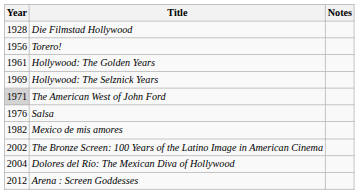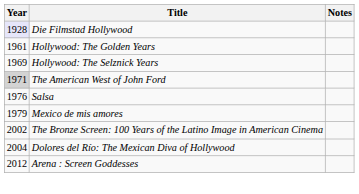(17, 29) no background -> (17, 29) lavender background
- row: (47, 46)
(17, 130) 1982 -> (17, 113) 1979
